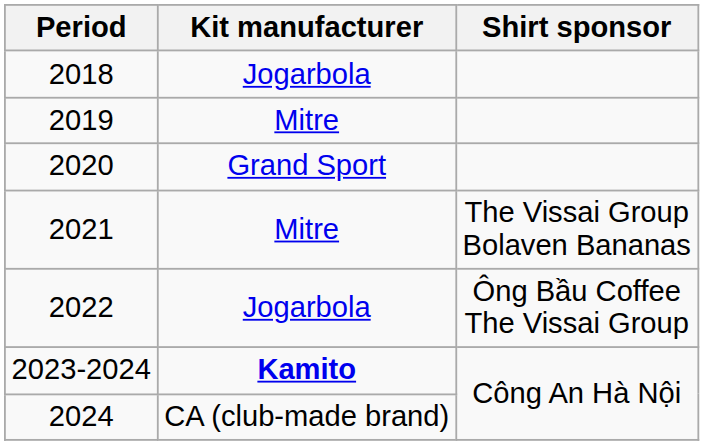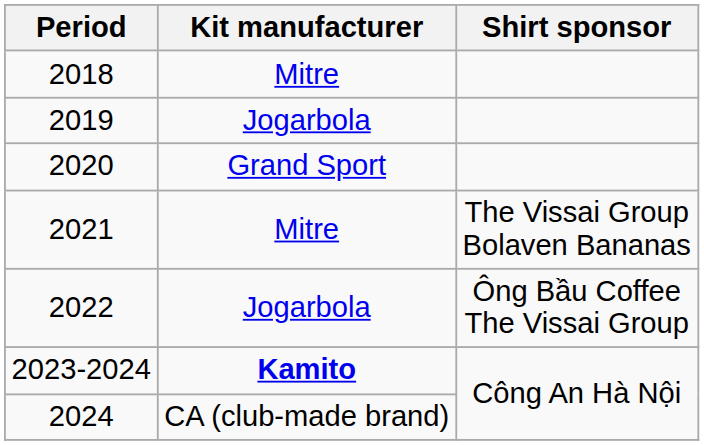(307, 73) Jogarbola -> (307, 73) Mitre
(307, 119) Mitre -> (307, 119) Jogarbola
